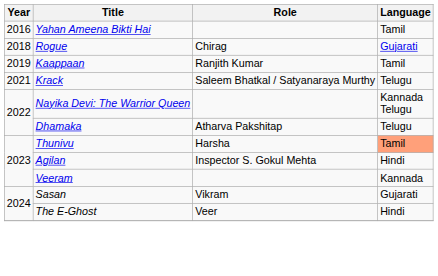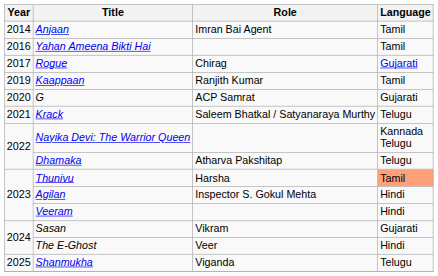+ row: (52, 30)
(19, 47) 2018 -> (19, 64) 2017
+ row: (40, 98)
(402, 178) Kannada -> (392, 212) Hindi
+ row: (64, 263)
